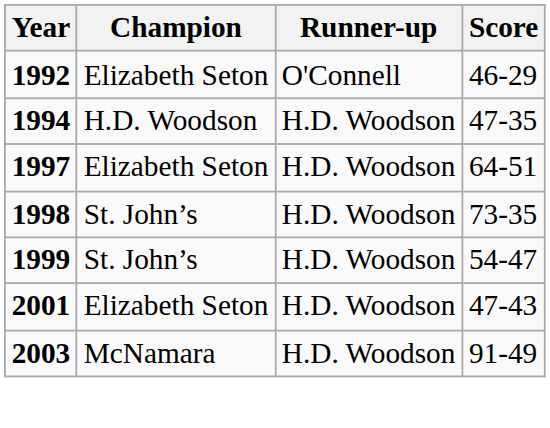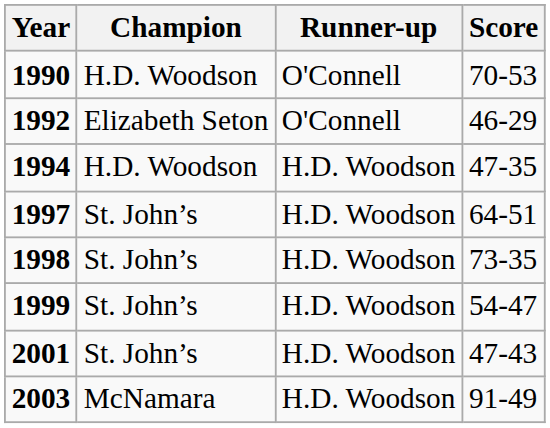+ row: (41, 74)
(176, 167) Elizabeth Seton -> (141, 213) St. John’s
(176, 306) Elizabeth Seton -> (141, 352) St. John’s
